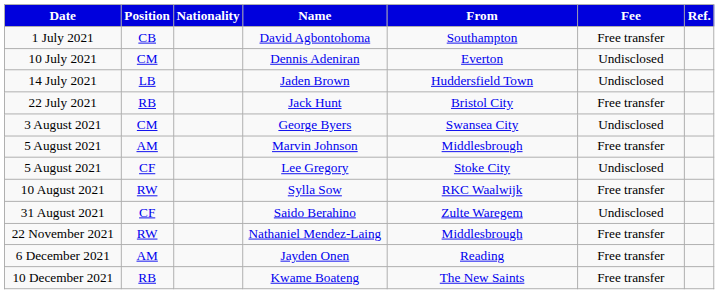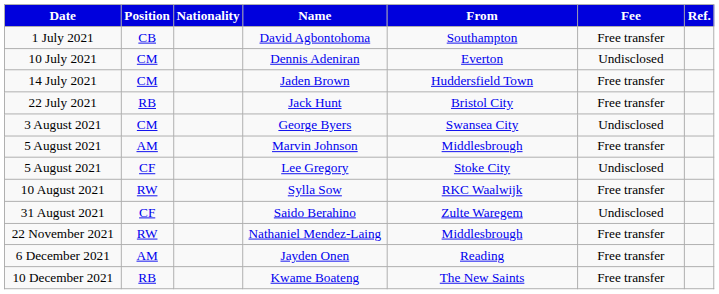(147, 81) LB -> (147, 81) CM
(631, 81) Undisclosed -> (631, 81) Free transfer
